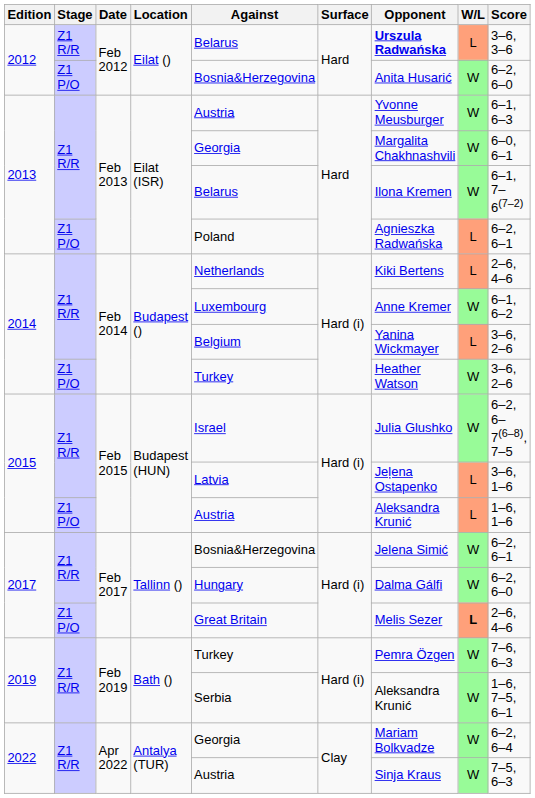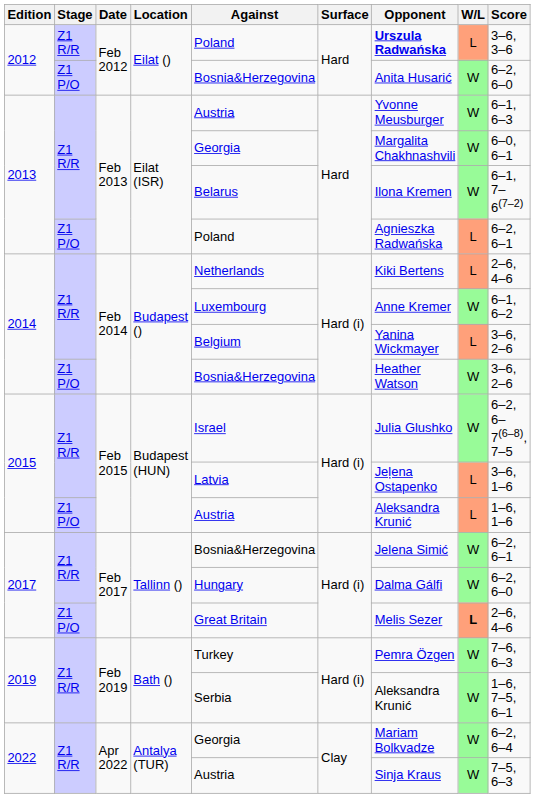(216, 42) Belarus -> (214, 42) Poland
(214, 376) Turkey -> (255, 376) Bosnia&Herzegovina
